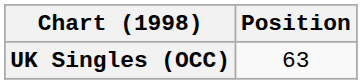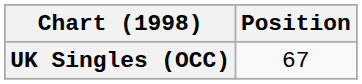(296, 61) 63 -> (296, 61) 67
